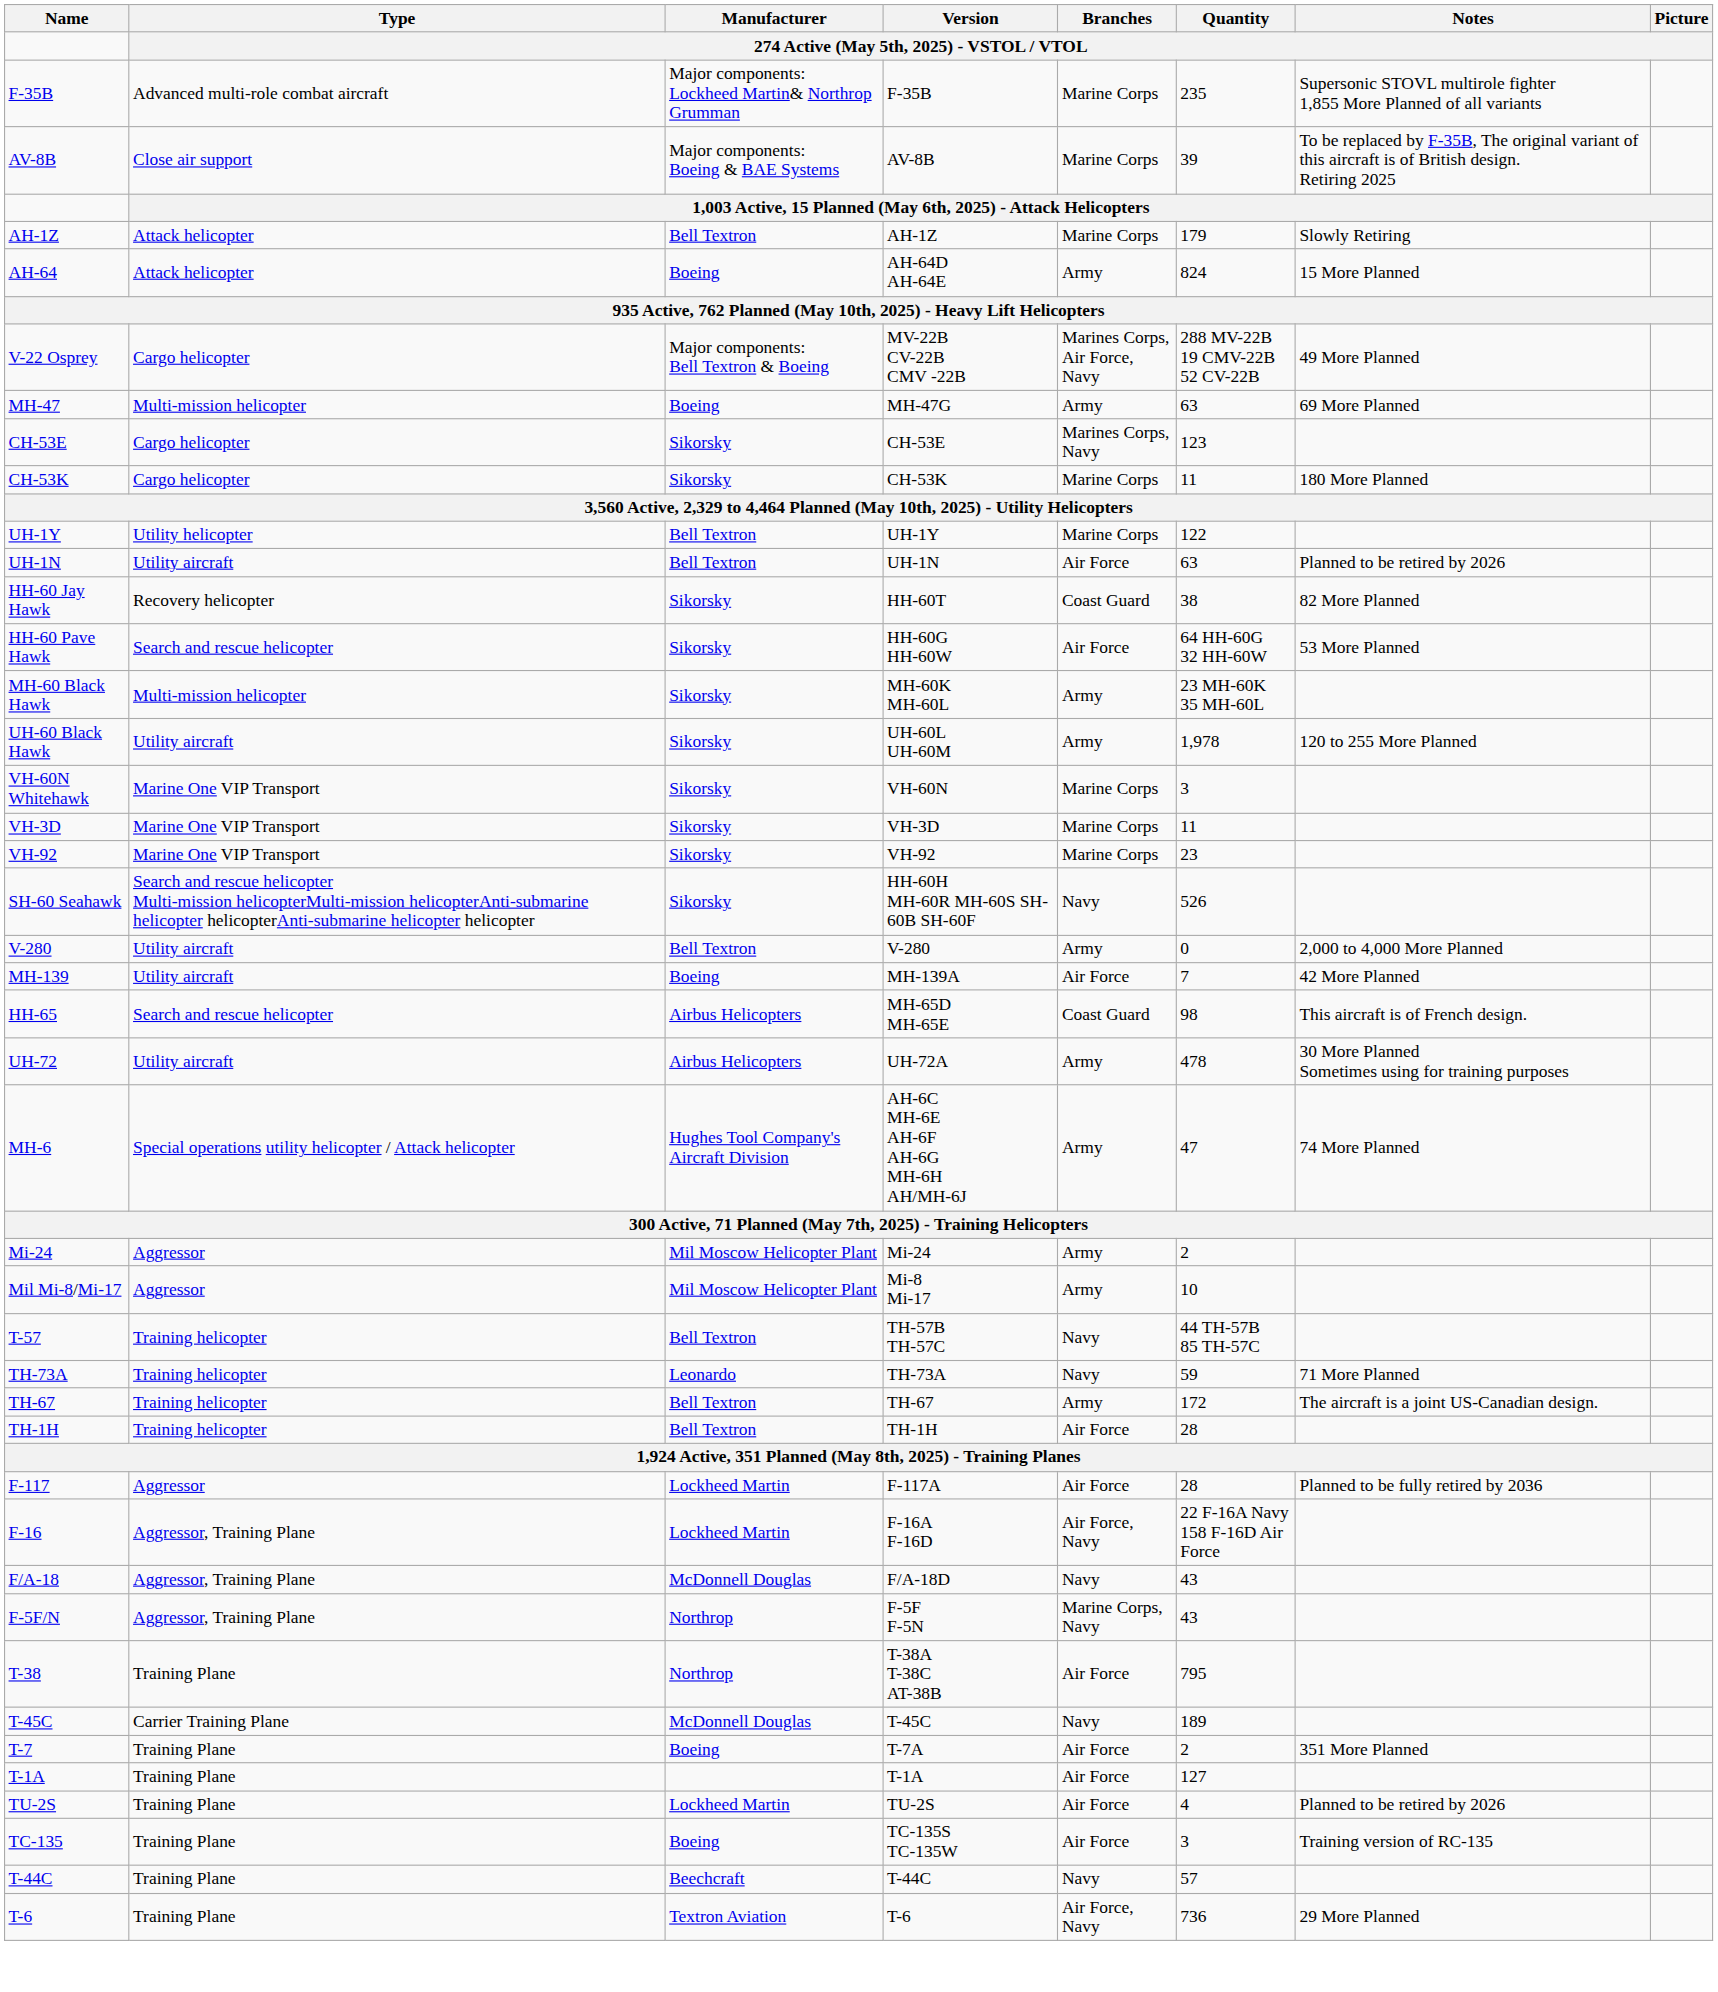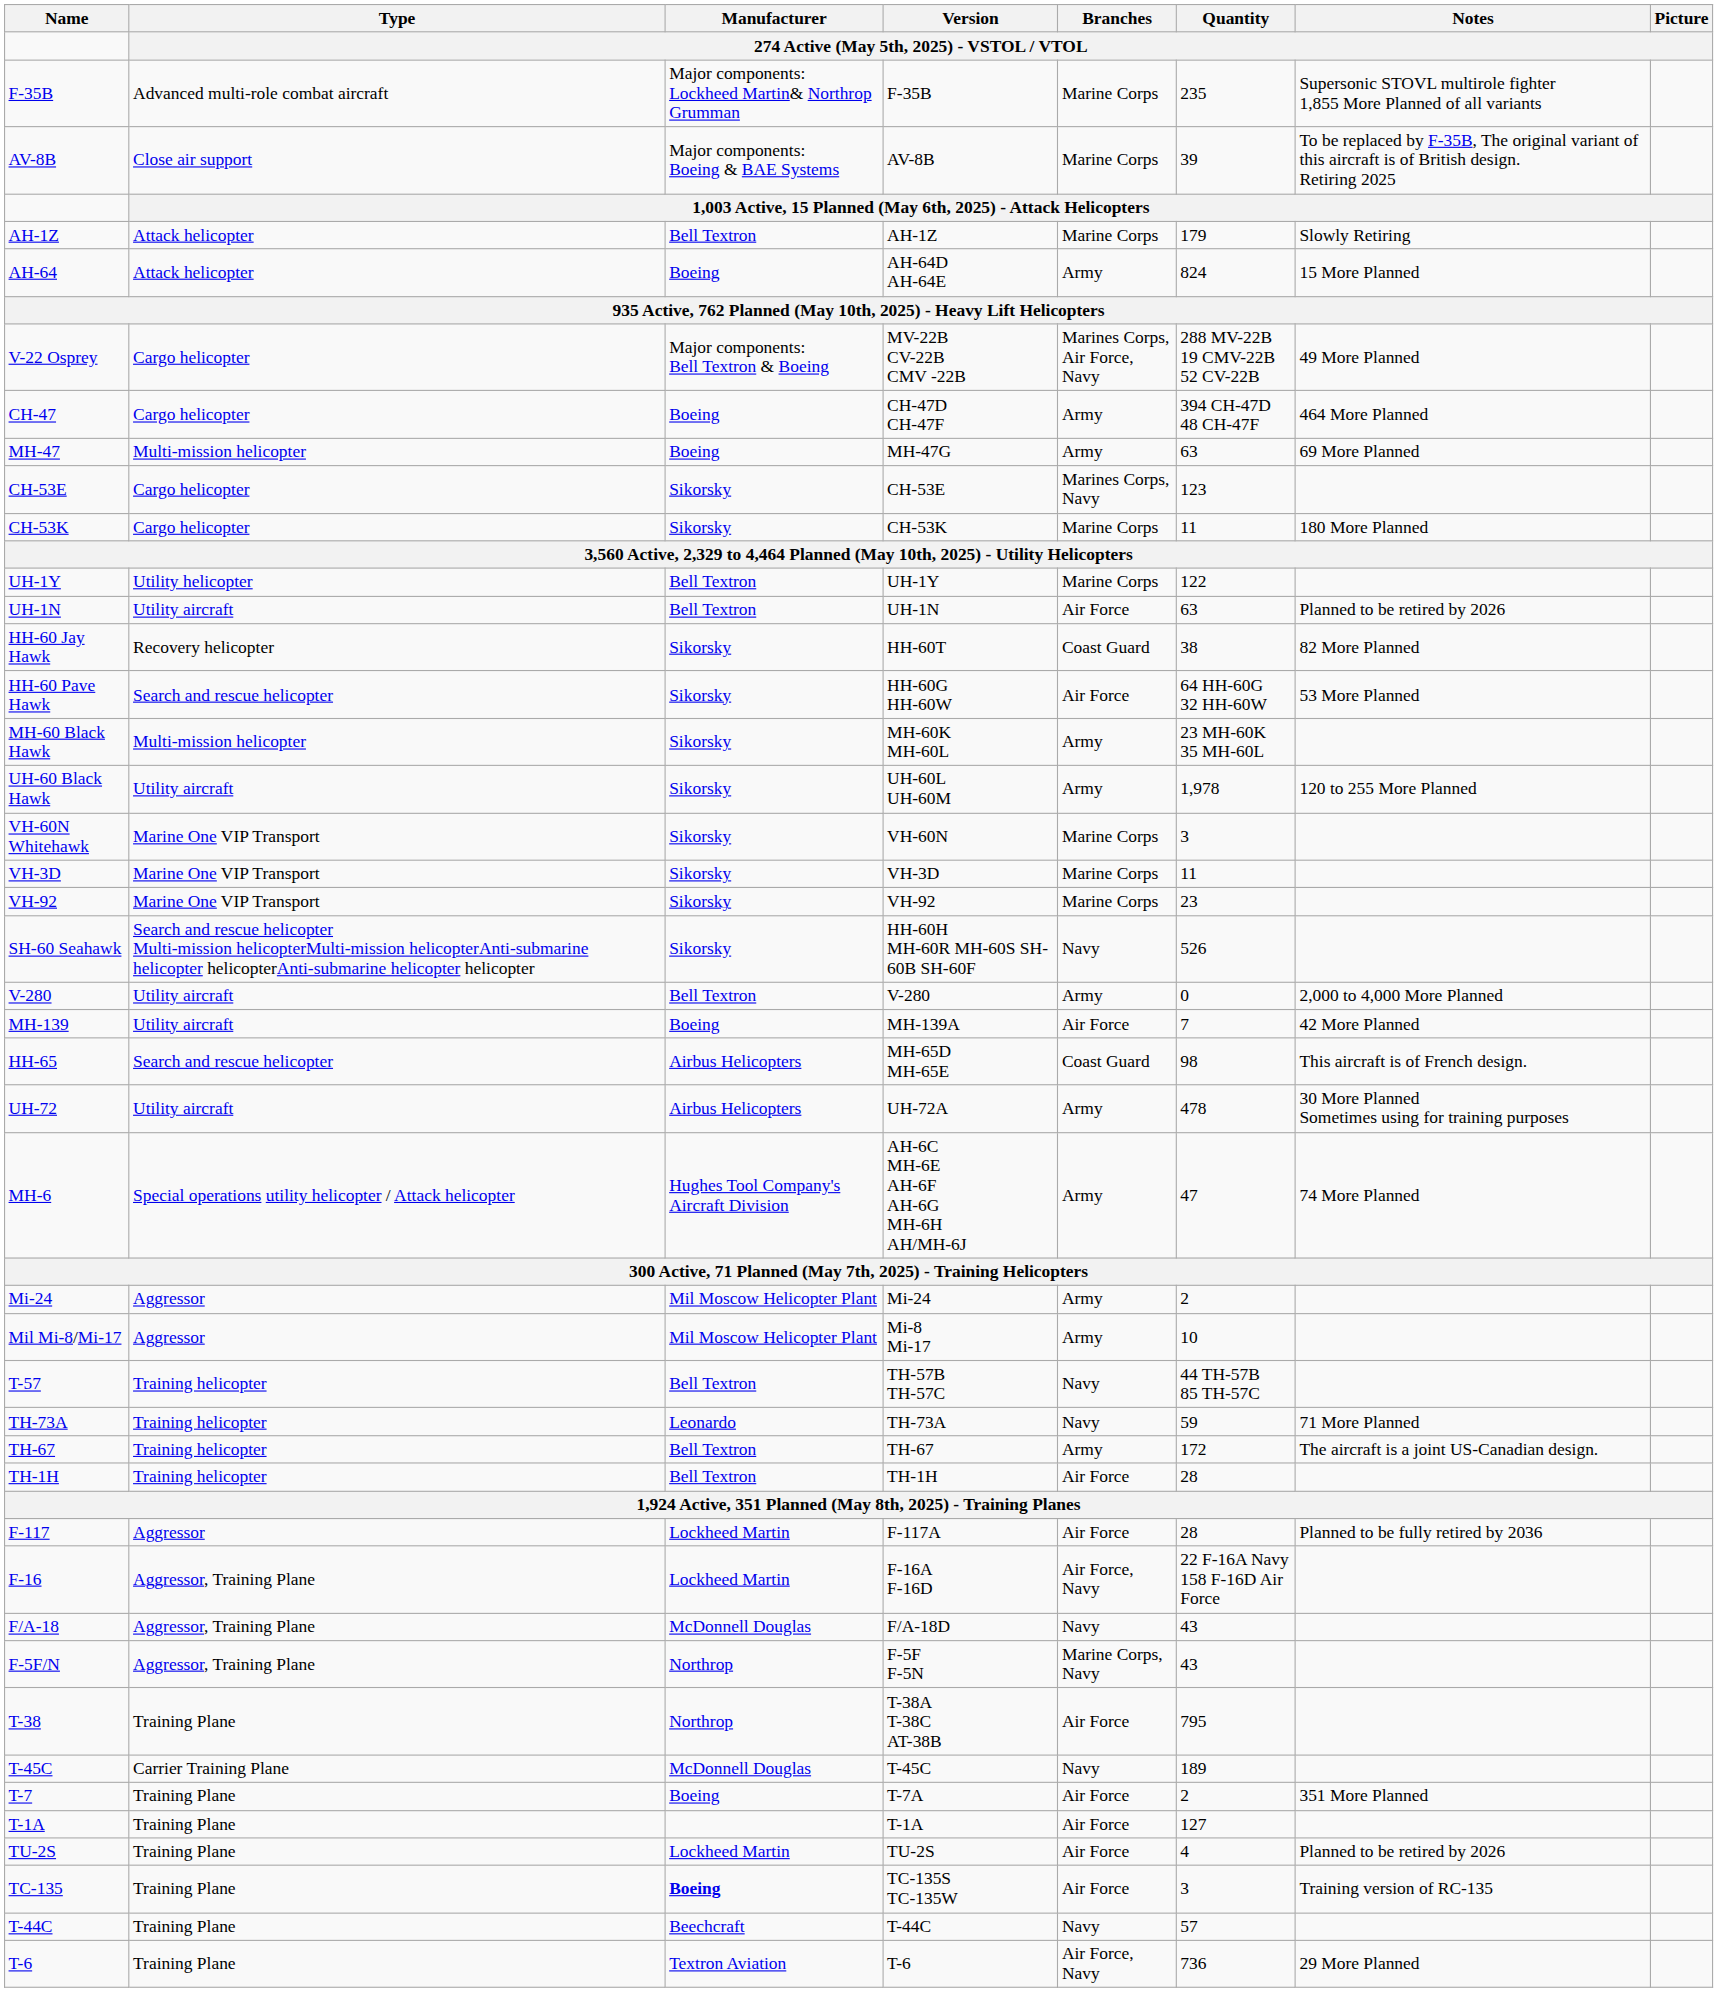+ row: (917, 414)
(694, 1841) normal -> (695, 1889) bold
